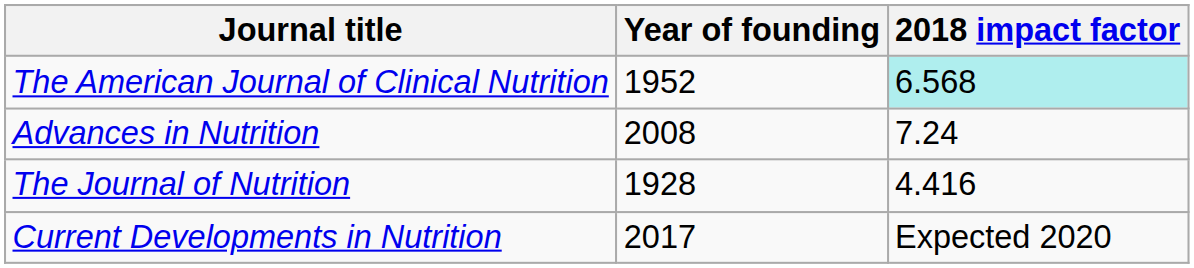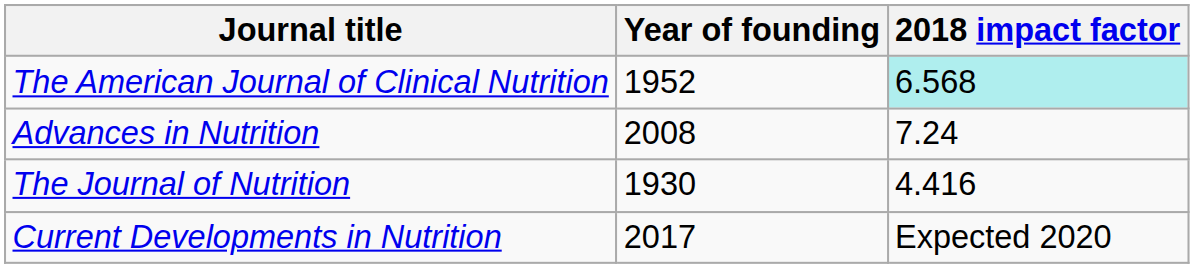(660, 184) 1928 -> (660, 184) 1930
